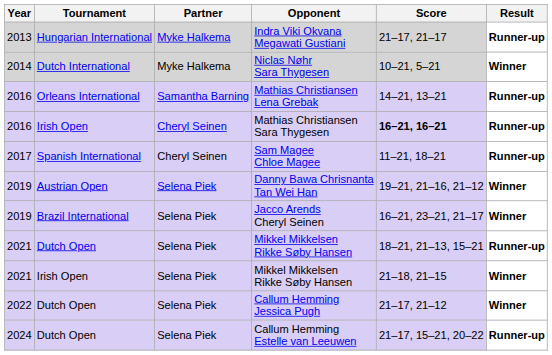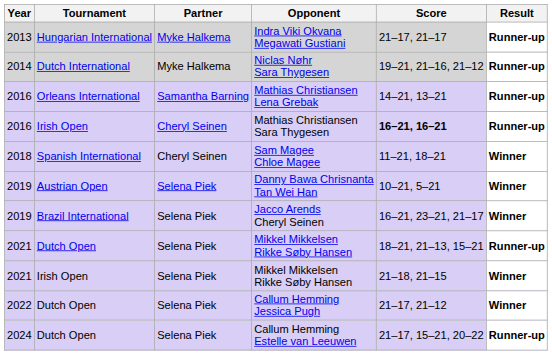(410, 67) 10–21, 5–21 -> (431, 67) 19–21, 21–16, 21–12
(508, 67) Winner -> (517, 67) Runner-up
(19, 157) 2017 -> (19, 157) 2018
(517, 157) Runner-up -> (508, 157) Winner
(431, 186) 19–21, 21–16, 21–12 -> (410, 186) 10–21, 5–21
